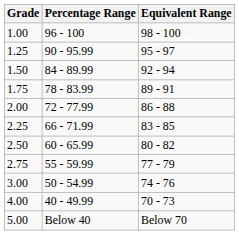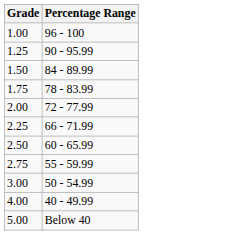- column: (186, 13)
